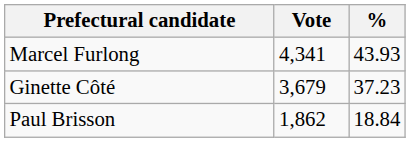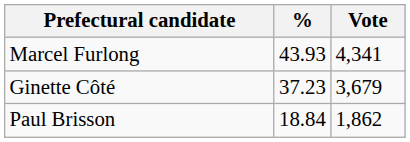columns swapped: (312, 20) <-> (377, 20)
